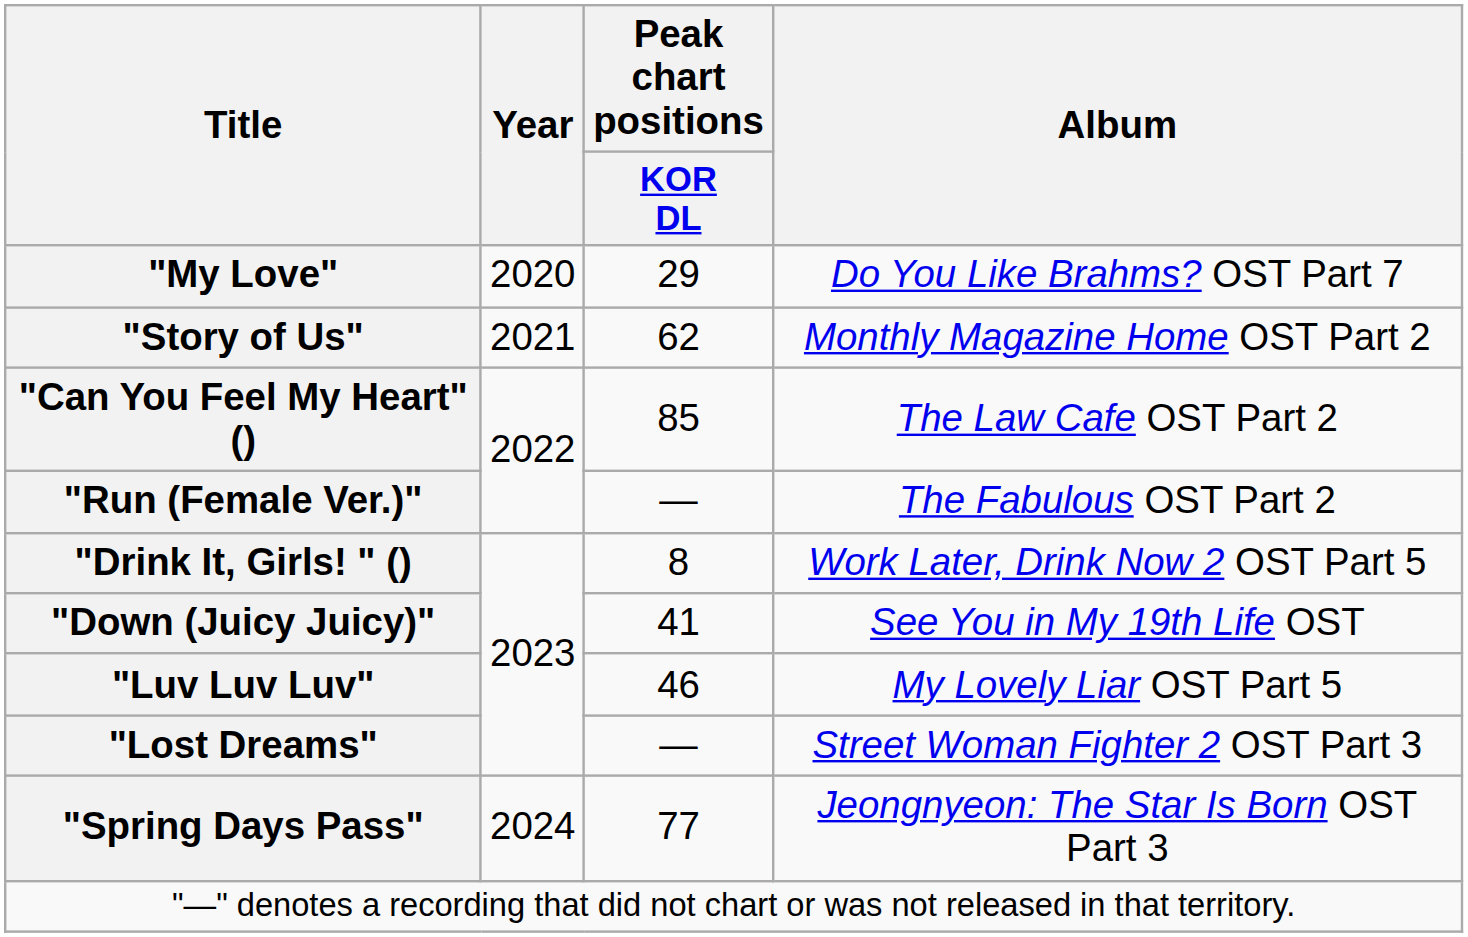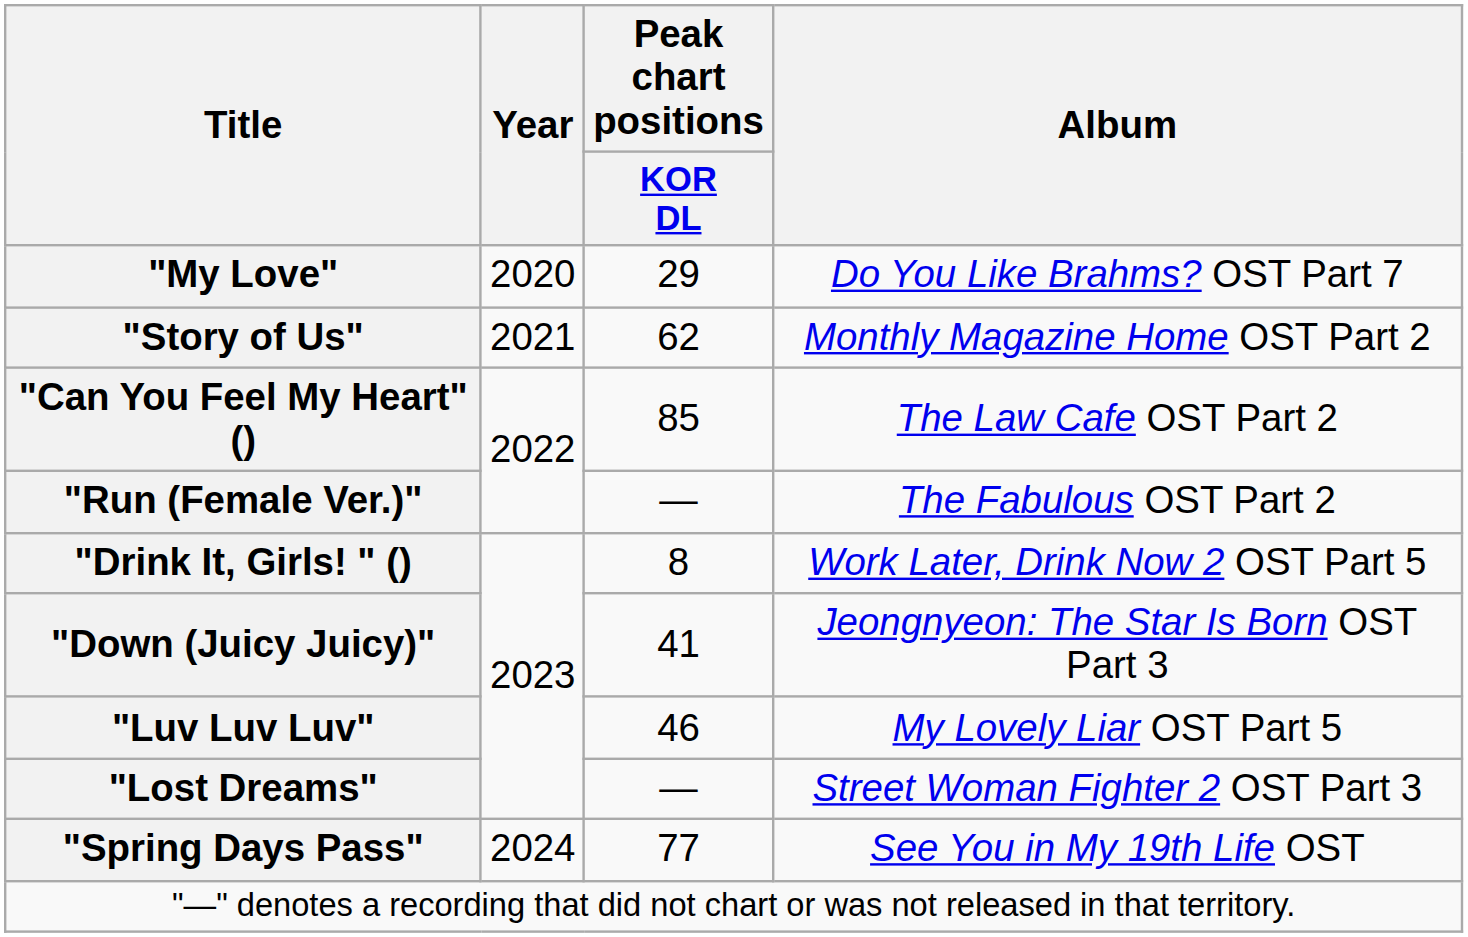(1117, 622) See You in My 19th Life OST -> (1117, 644) Jeongnyeon: The Star Is Born OST Part 3
(1117, 827) Jeongnyeon: The Star Is Born OST Part 3 -> (1117, 848) See You in My 19th Life OST
